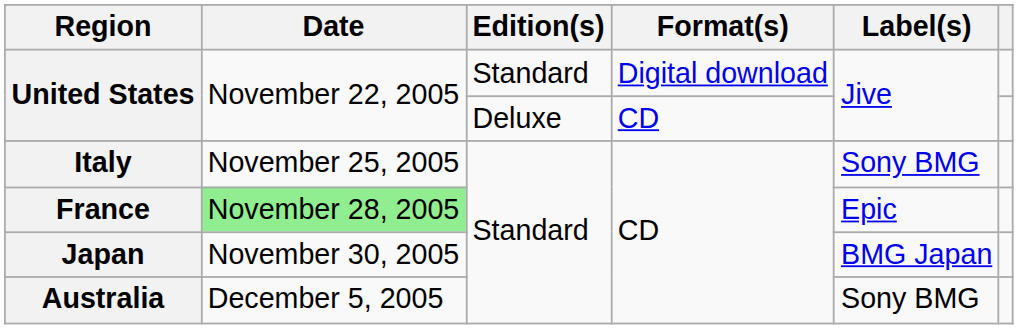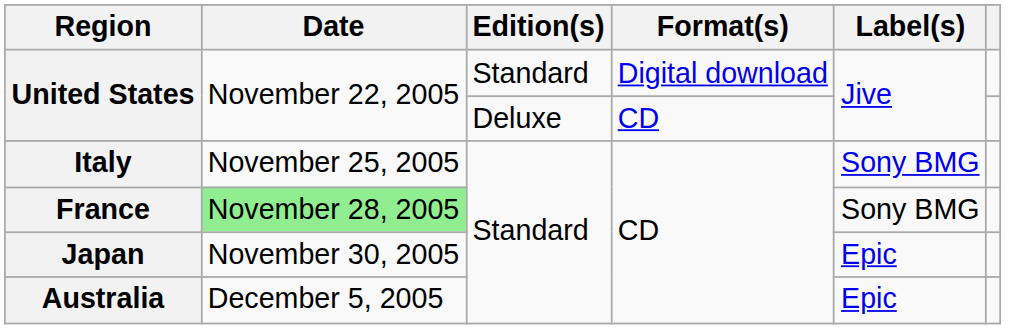(869, 208) Epic -> (910, 208) Sony BMG
(917, 254) BMG Japan -> (869, 254) Epic
(910, 299) Sony BMG -> (869, 299) Epic
